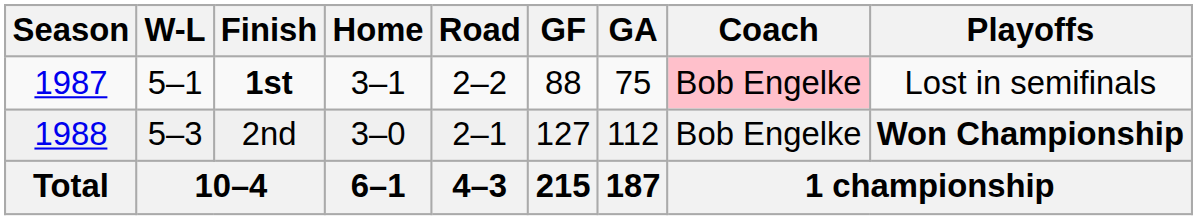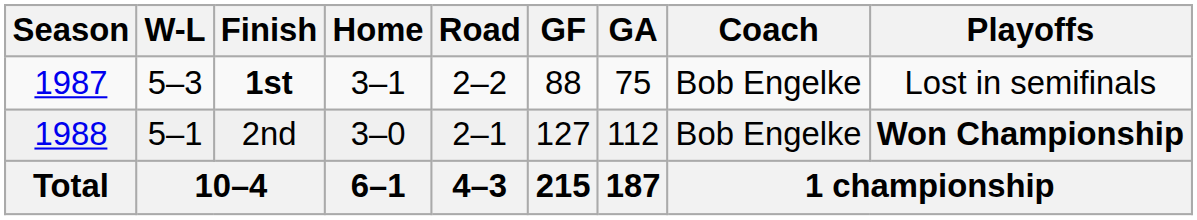(175, 82) 5–1 -> (175, 82) 5–3
(769, 82) pink background -> (769, 82) no background
(175, 134) 5–3 -> (175, 134) 5–1
